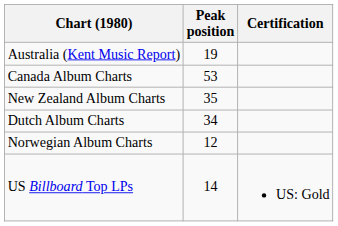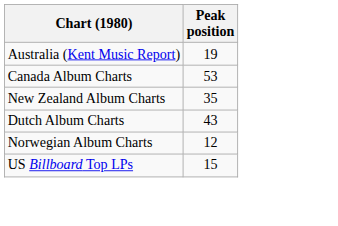- column: (285, 23)
(210, 120) 34 -> (210, 120) 43
(210, 187) 14 -> (210, 165) 15
